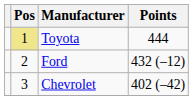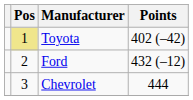(158, 38) 444 -> (158, 38) 402 (–42)
(158, 84) 402 (–42) -> (158, 84) 444
